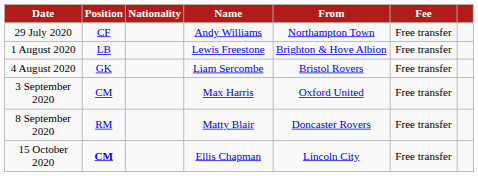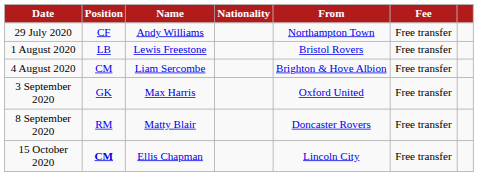columns swapped: (155, 14) <-> (228, 14)
(331, 50) Brighton & Hove Albion -> (331, 50) Bristol Rovers
(104, 68) GK -> (104, 68) CM
(331, 68) Bristol Rovers -> (331, 68) Brighton & Hove Albion
(104, 93) CM -> (104, 93) GK
